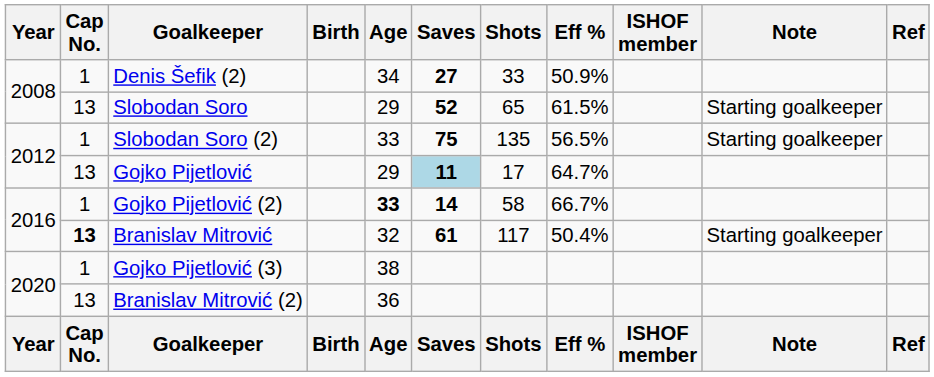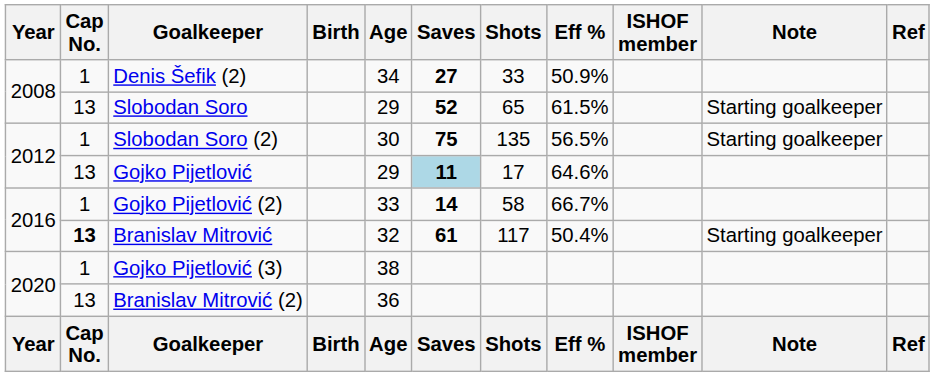(388, 140) 33 -> (388, 140) 30
(580, 172) 64.7% -> (580, 172) 64.6%
(388, 204) bold -> (388, 204) normal
